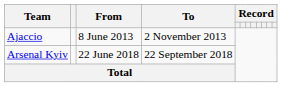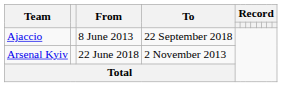(185, 36) 2 November 2013 -> (188, 36) 22 September 2018
(188, 54) 22 September 2018 -> (185, 54) 2 November 2013
